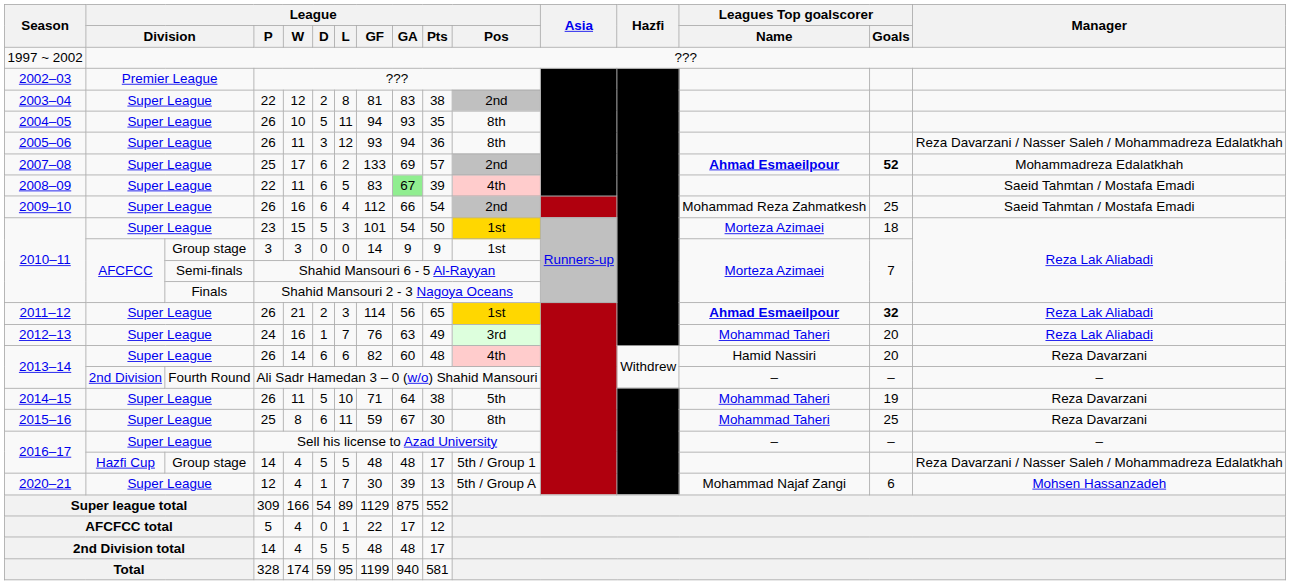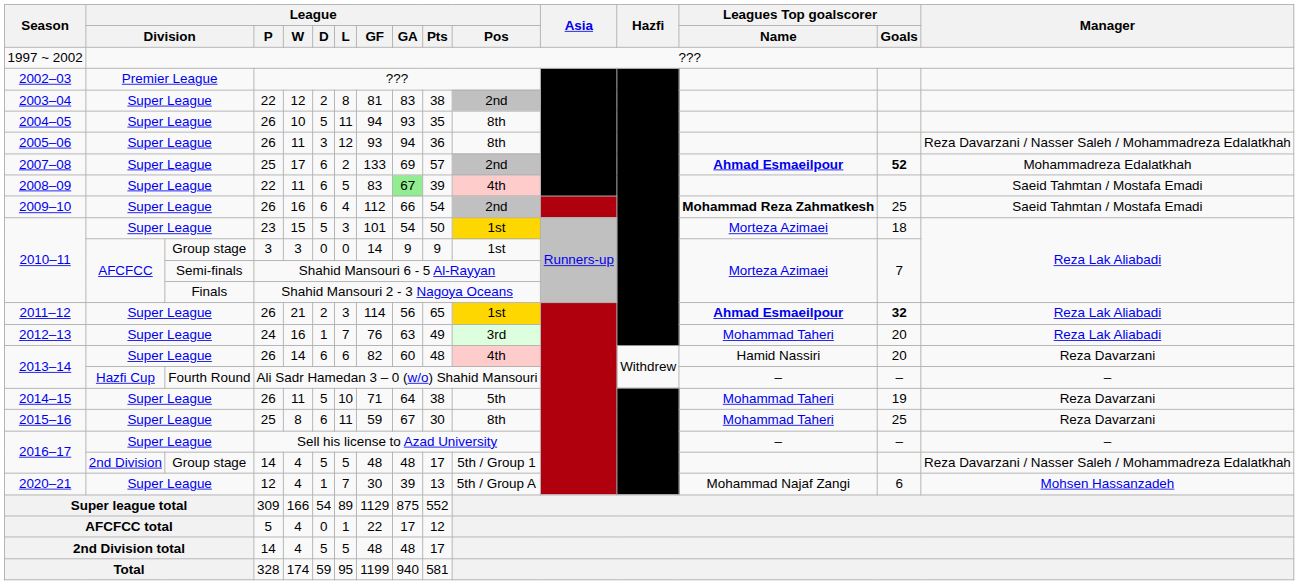(774, 206) normal -> (778, 206) bold
(125, 377) 2nd Division -> (125, 377) Hazfi Cup
(125, 462) Hazfi Cup -> (125, 462) 2nd Division
